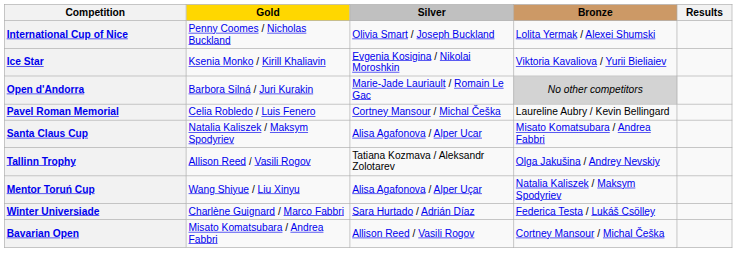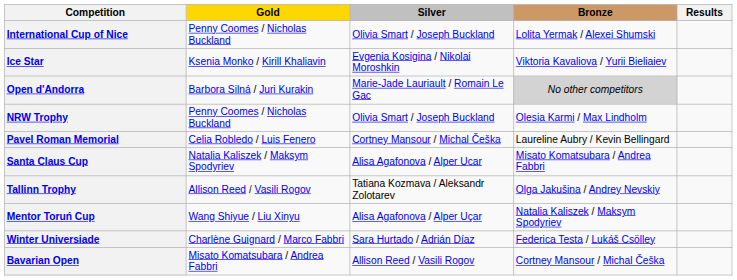+ row: (37, 117)
